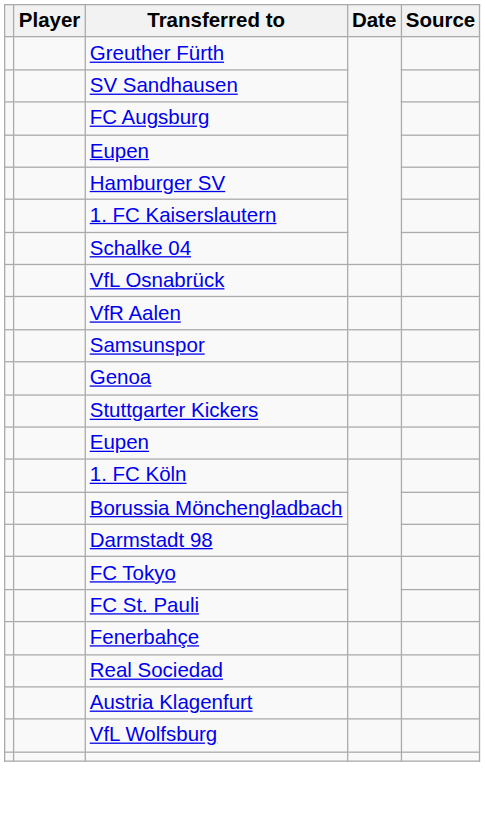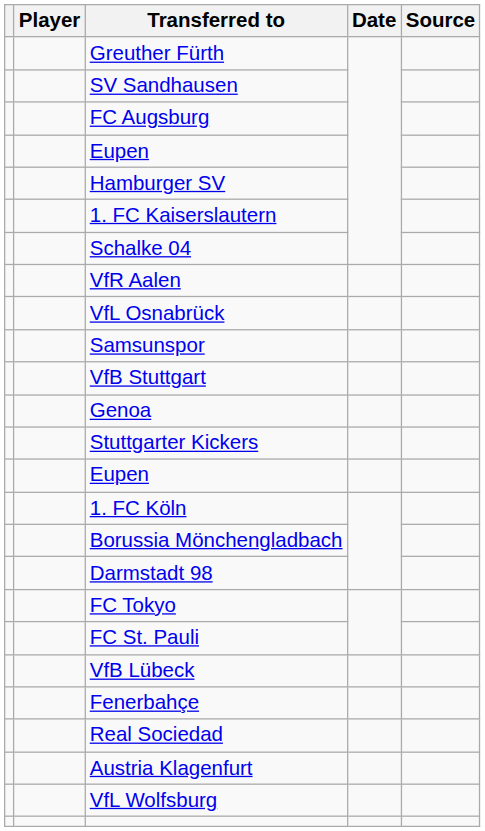rows swapped: (9, 313) <-> (9, 281)
+ row: (9, 378)
+ row: (9, 670)
